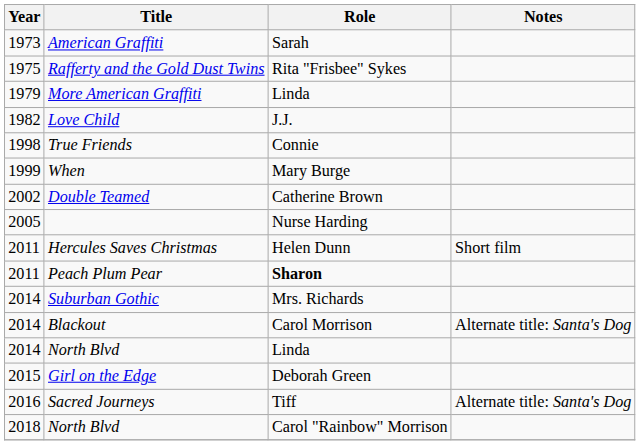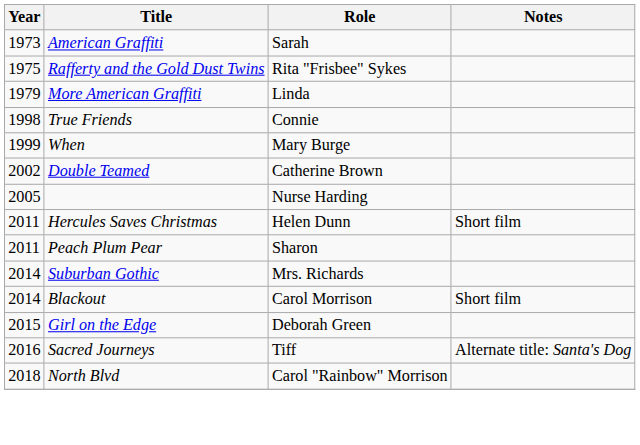- row: (24, 119)
(297, 273) bold -> (295, 247) normal
(543, 324) Alternate title: Santa's Dog -> (488, 299) Short film
- row: (24, 350)
